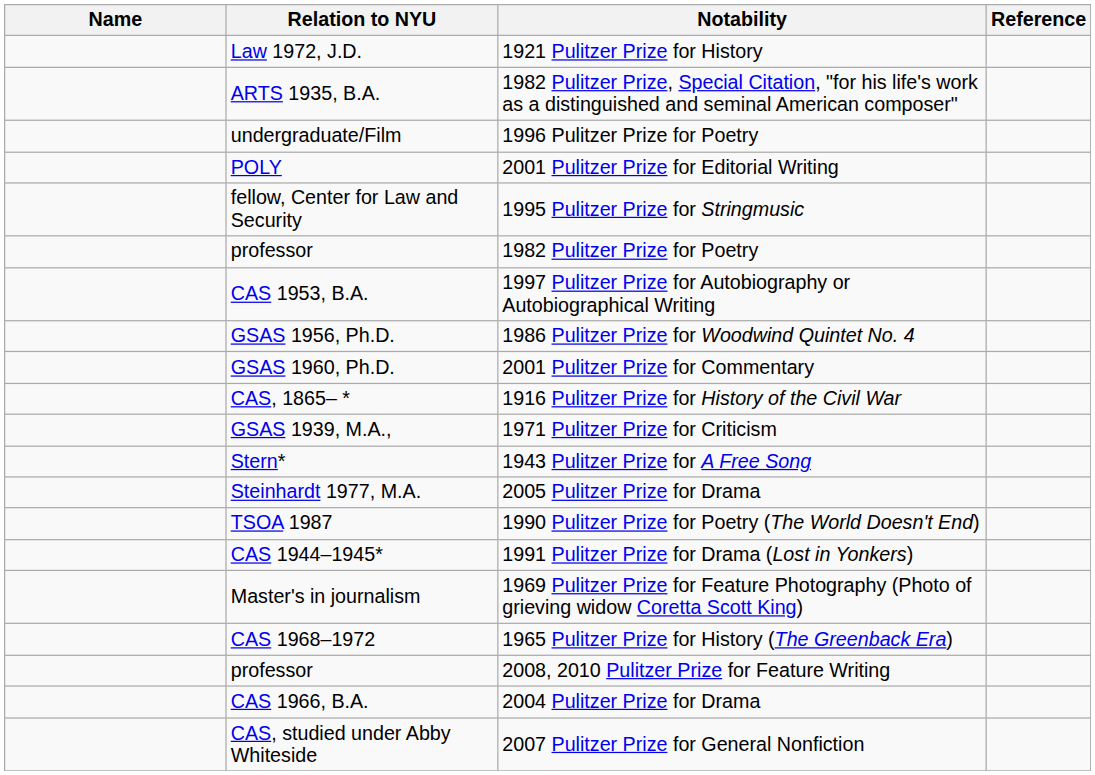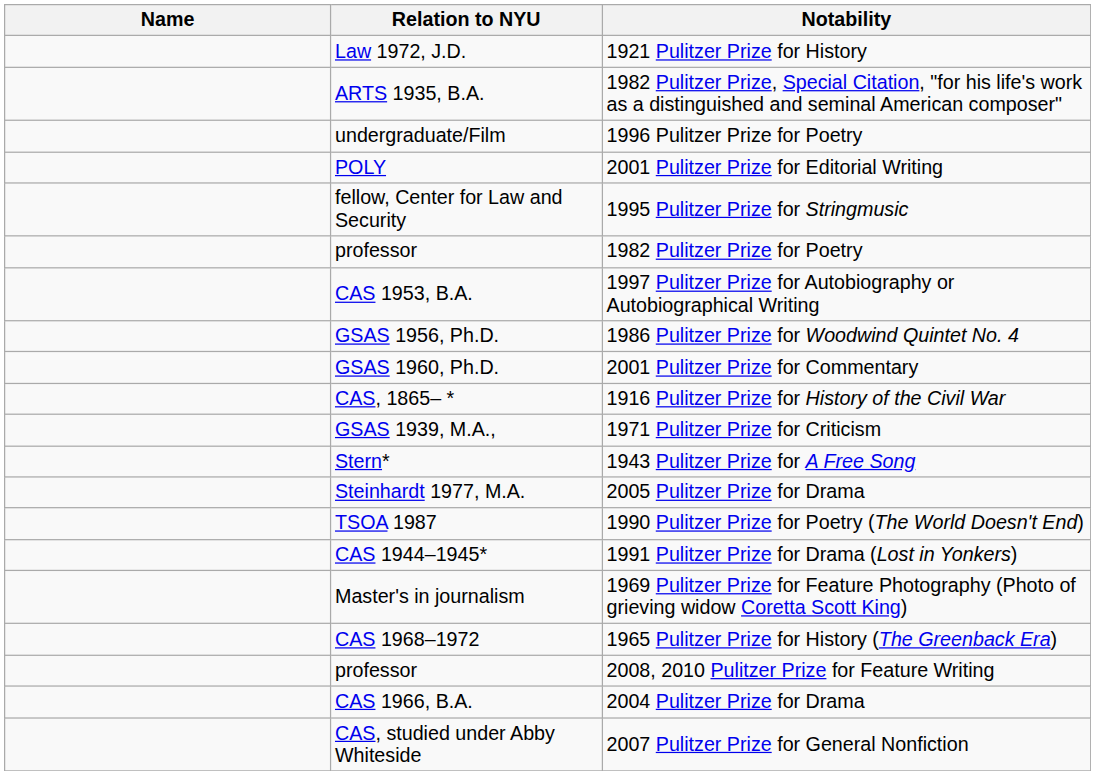- column: (1039, 20)
